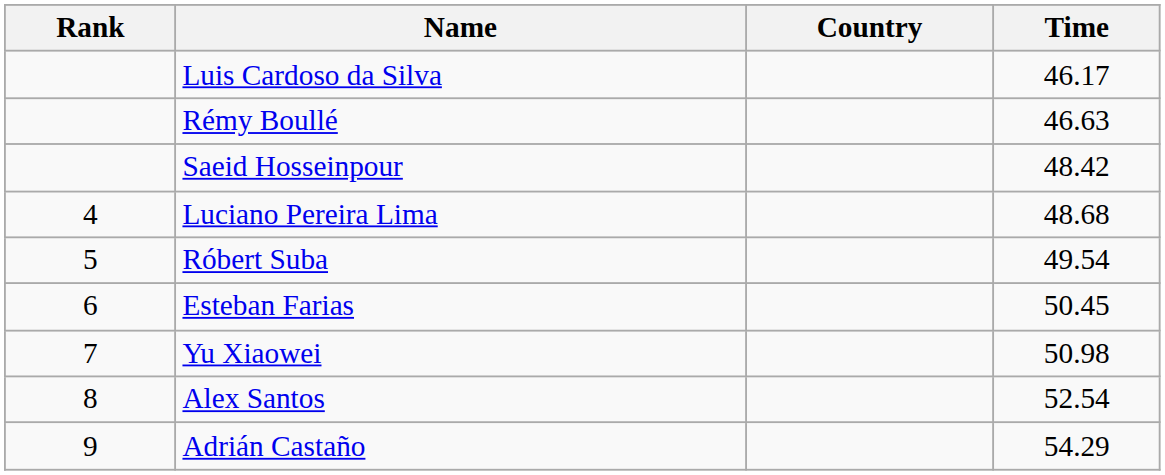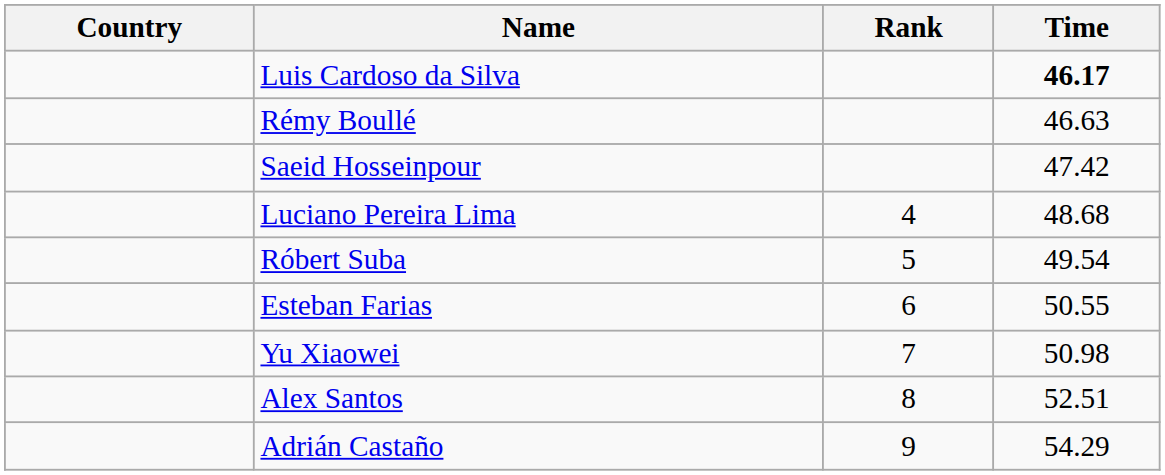columns swapped: (90, 27) <-> (870, 27)
(1077, 74) normal -> (1077, 74) bold
(1077, 167) 48.42 -> (1077, 167) 47.42
(1077, 306) 50.45 -> (1077, 306) 50.55
(1077, 399) 52.54 -> (1077, 399) 52.51
